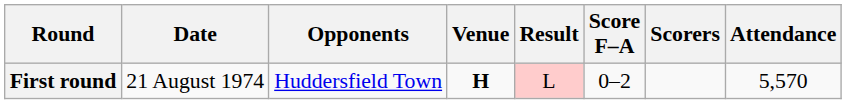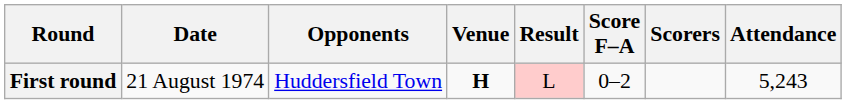(783, 80) 5,570 -> (783, 80) 5,243
